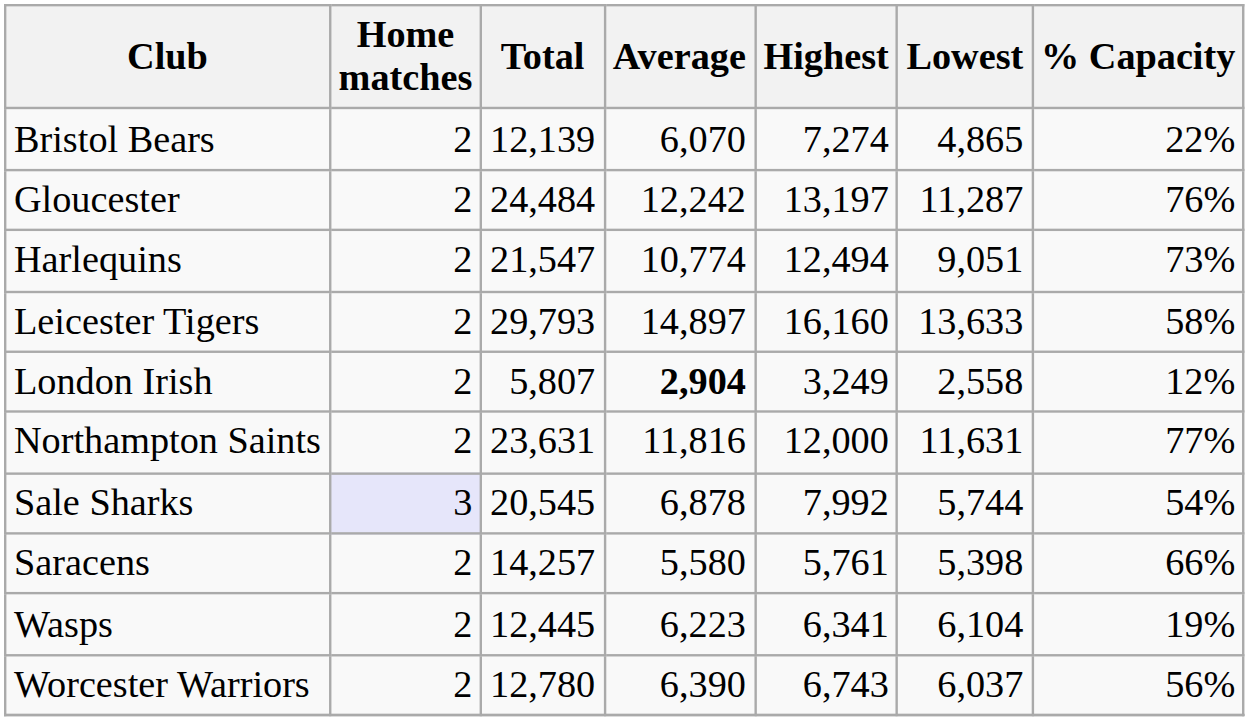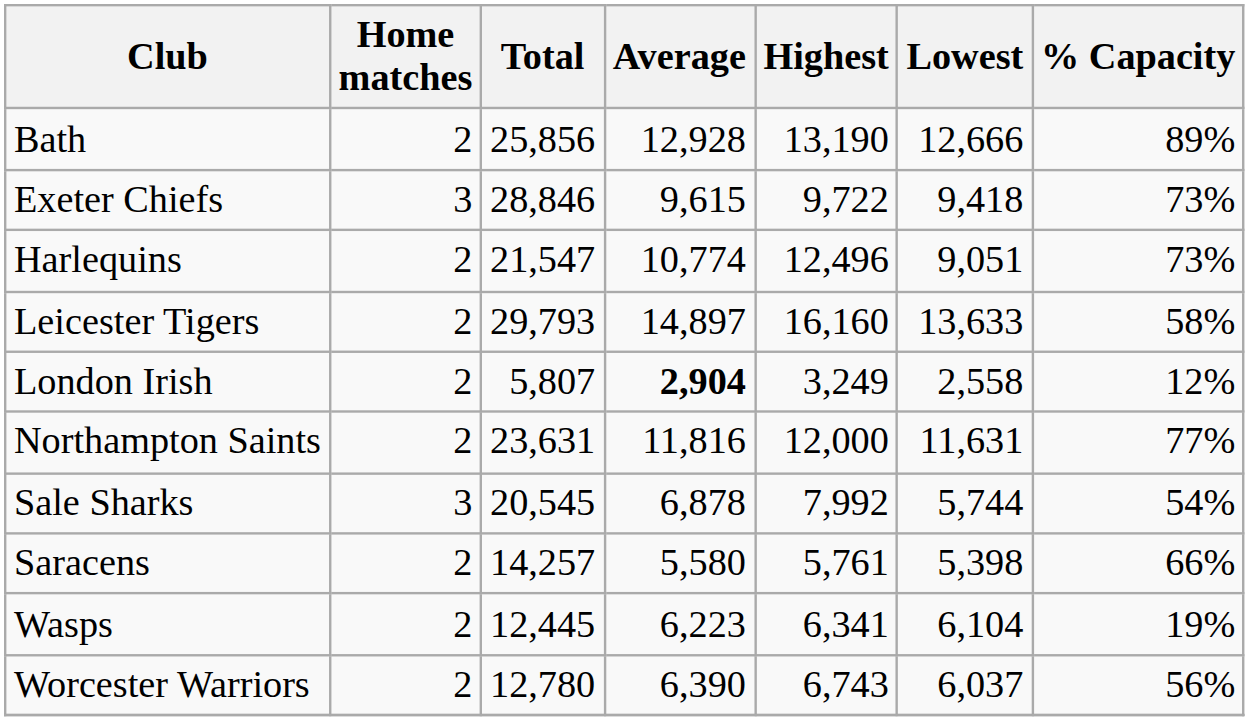+ row: (50, 138)
- row: (114, 138)
+ row: (119, 199)
- row: (97, 199)
(836, 259) 12,494 -> (836, 259) 12,496
(463, 502) lavender background -> (463, 502) no background
